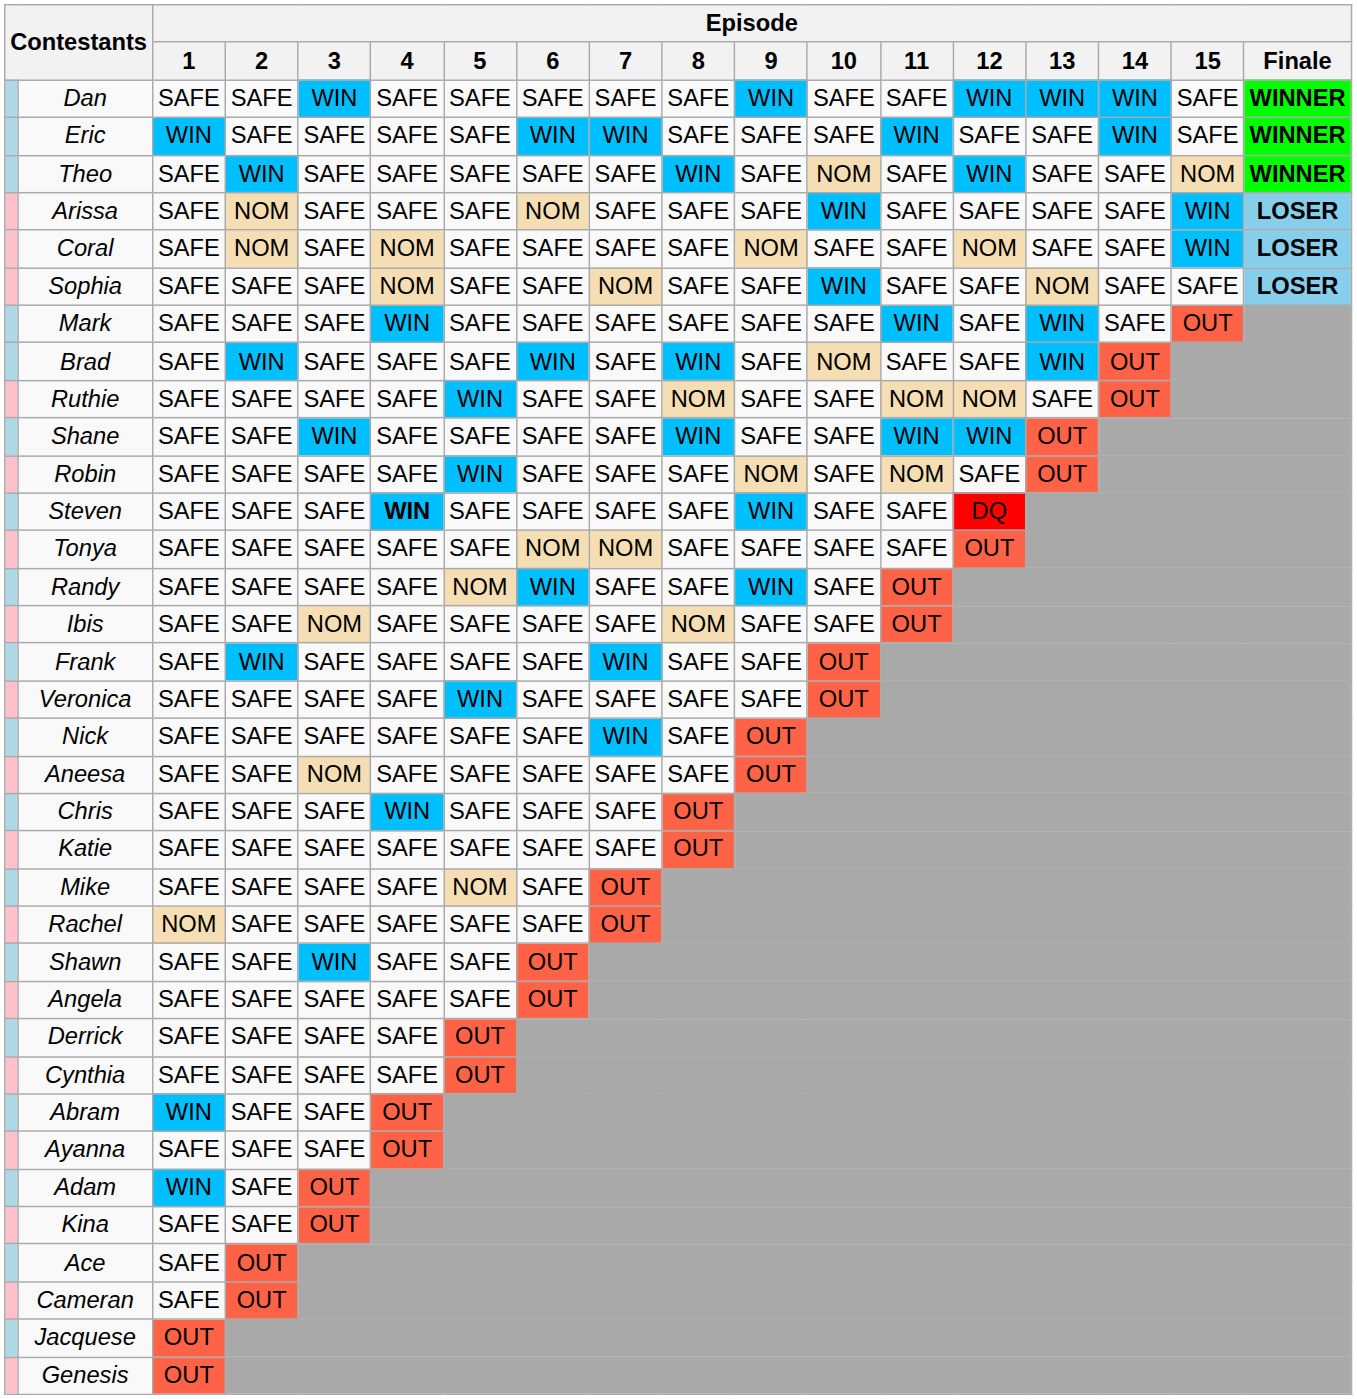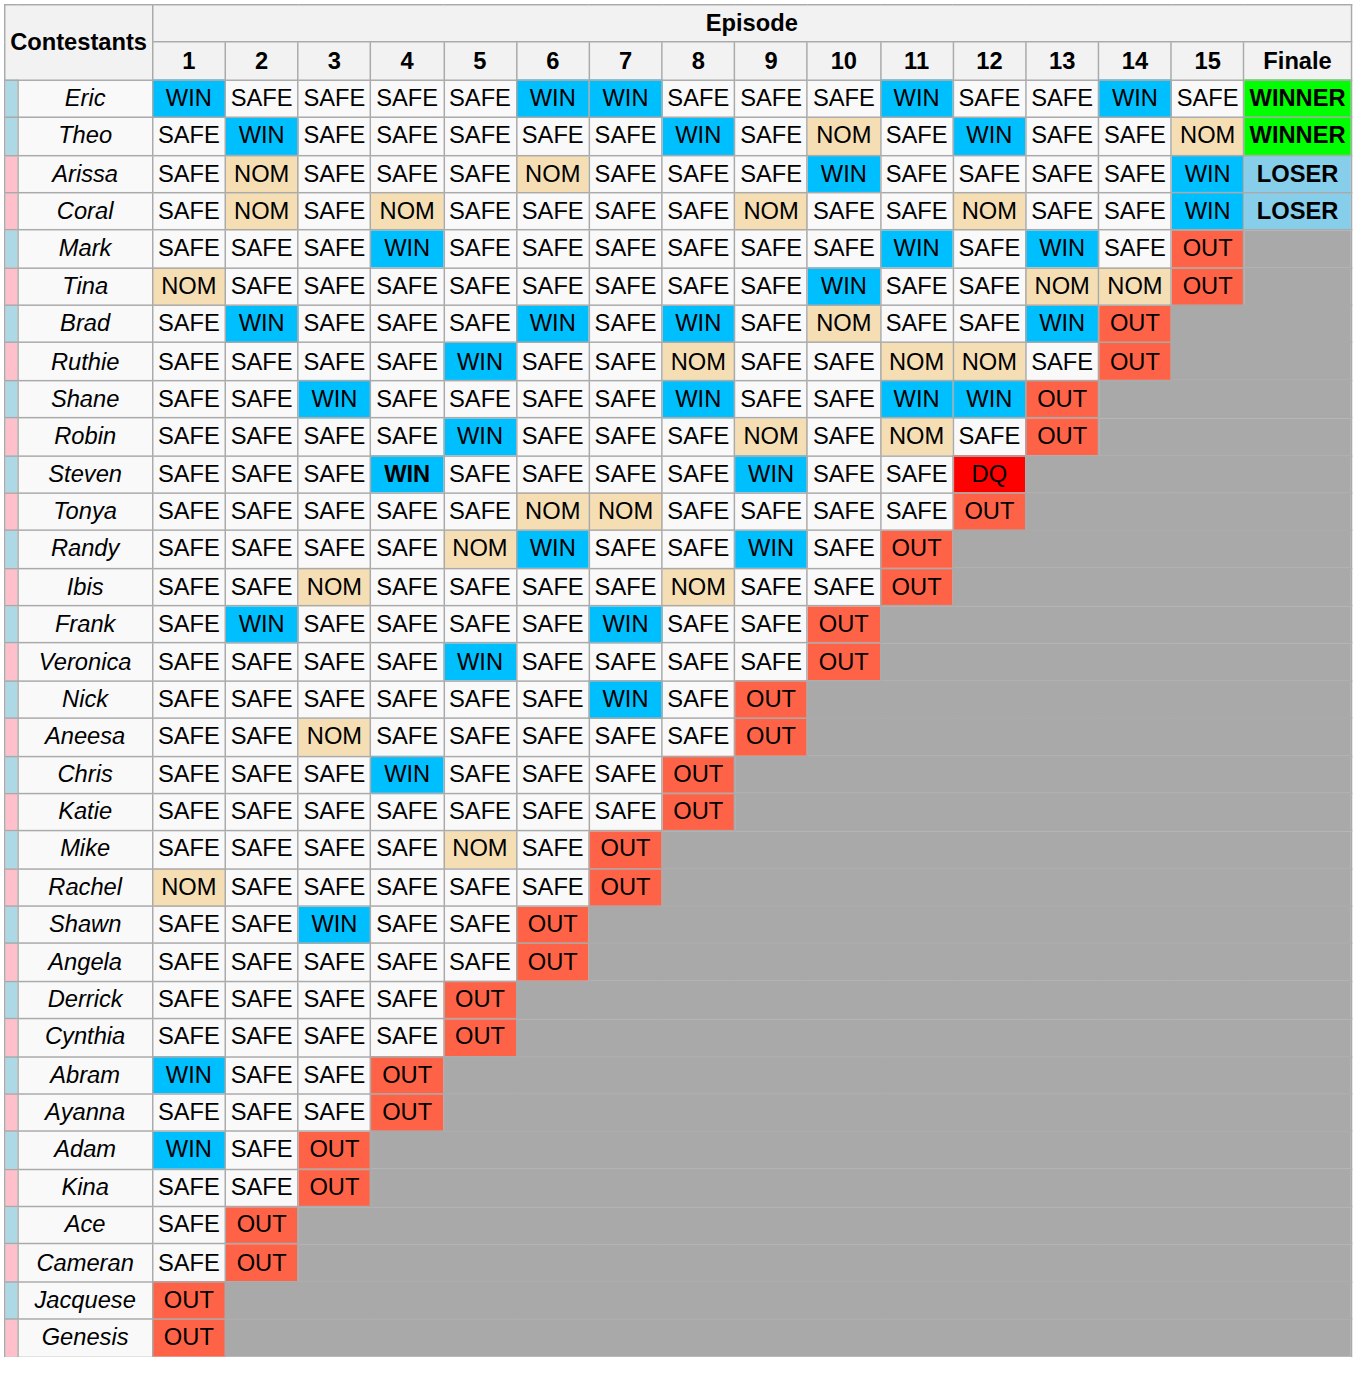- row: (85, 98)
- row: (85, 286)
+ row: (85, 286)
